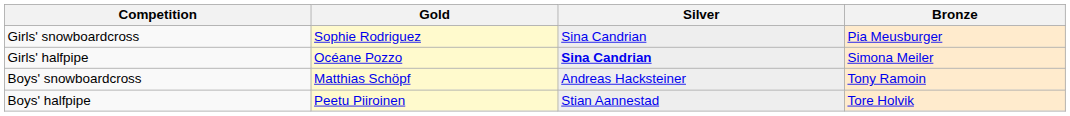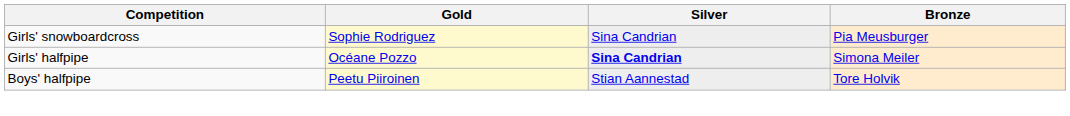- row: (75, 79)
